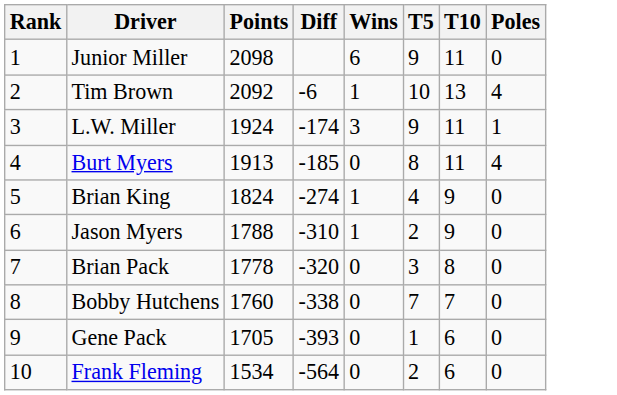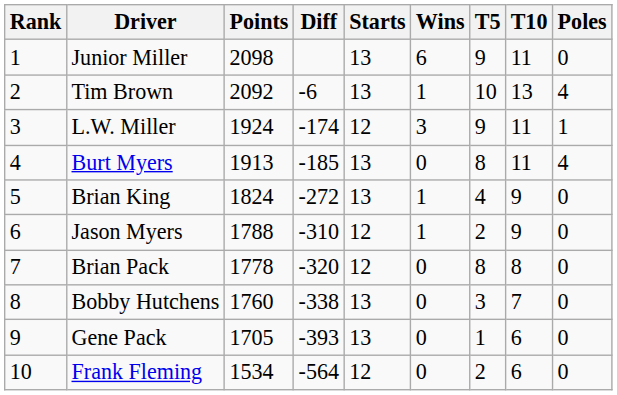+ column: (377, 22)
(319, 197) -274 -> (319, 197) -272
(414, 267) 3 -> (480, 267) 8
(414, 302) 7 -> (480, 302) 3
